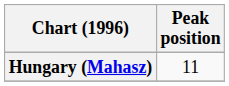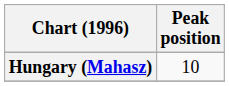(190, 66) 11 -> (190, 66) 10
